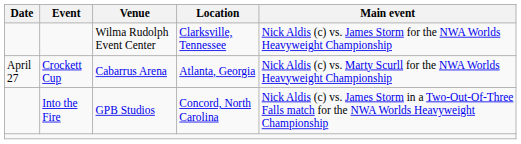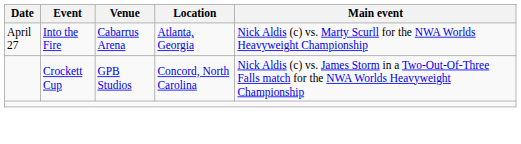- row: (132, 39)
(62, 71) Crockett Cup -> (61, 39) Into the Fire
(60, 110) Into the Fire -> (63, 78) Crockett Cup
